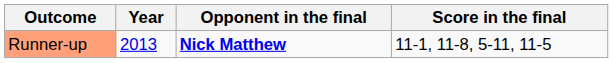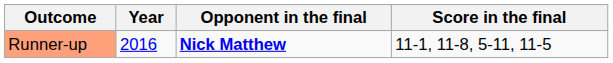(139, 44) 2013 -> (139, 44) 2016
